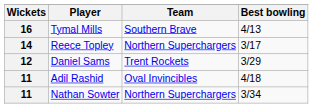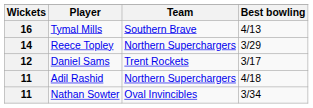(251, 45) 3/17 -> (251, 45) 3/29
(251, 62) 3/29 -> (251, 62) 3/17
(161, 78) Oval Invincibles -> (180, 78) Northern Superchargers
(180, 95) Northern Superchargers -> (161, 95) Oval Invincibles
